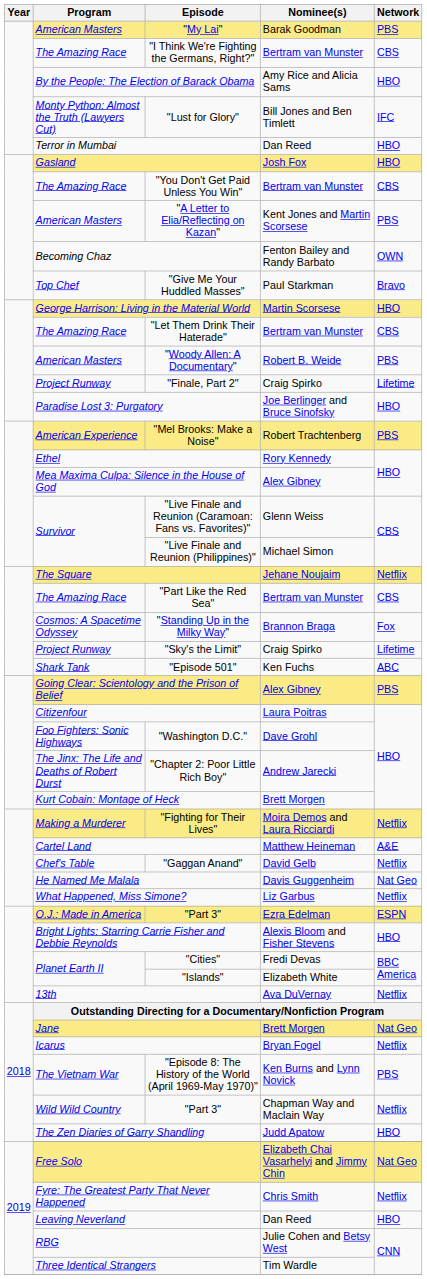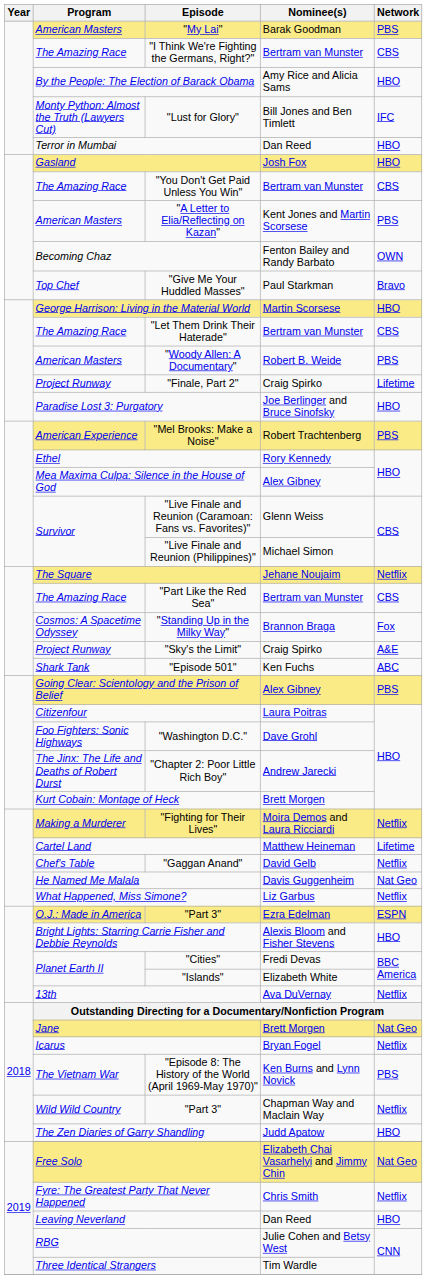(396, 650) Lifetime -> (388, 650) A&E
(388, 846) A&E -> (396, 846) Lifetime
